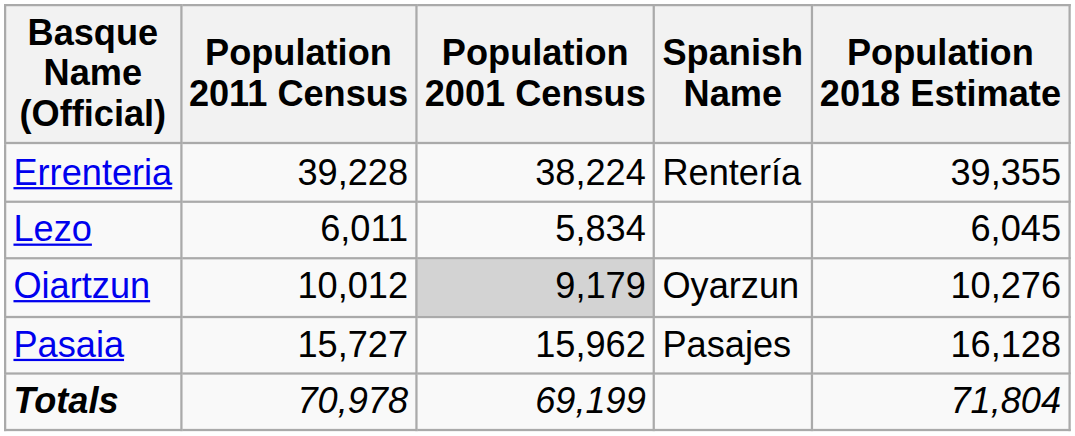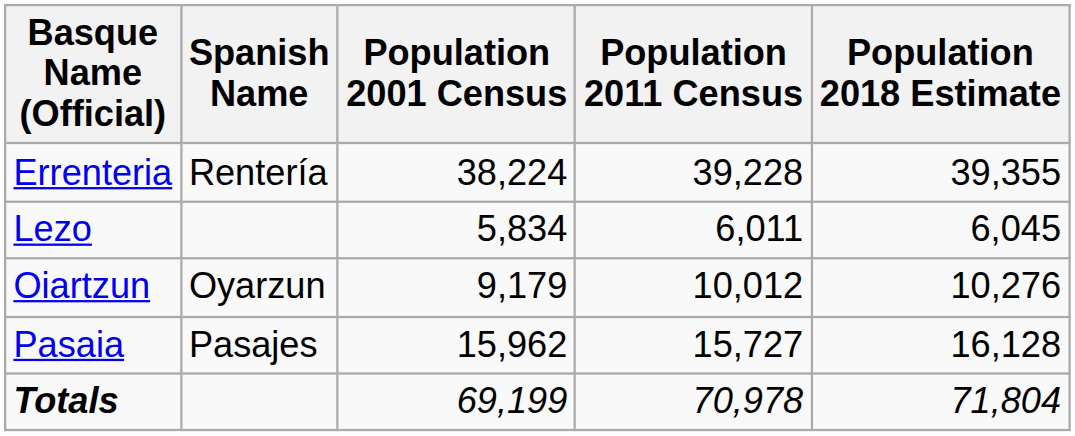columns swapped: (733, 73) <-> (298, 73)
(601, 286) lightgrey background -> (522, 286) no background
